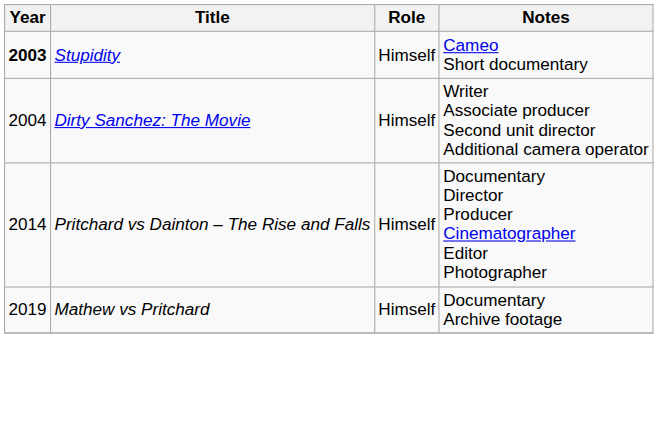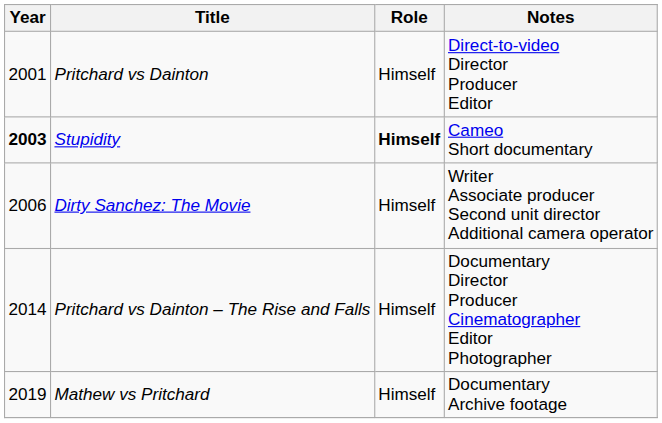+ row: (132, 74)
(407, 54) normal -> (409, 139) bold
(28, 120) 2004 -> (28, 205) 2006
